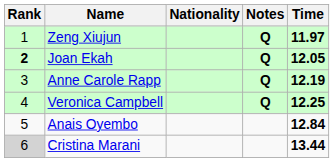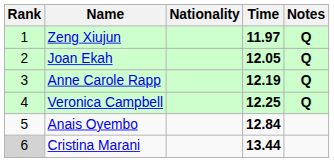columns swapped: (308, 15) <-> (265, 15)
(24, 59) bold -> (24, 59) normal
